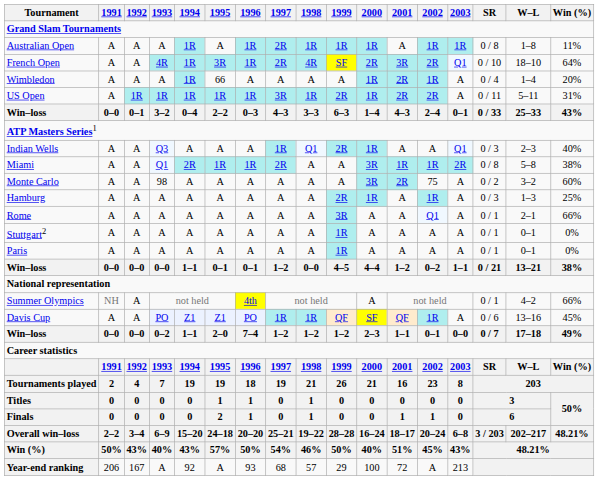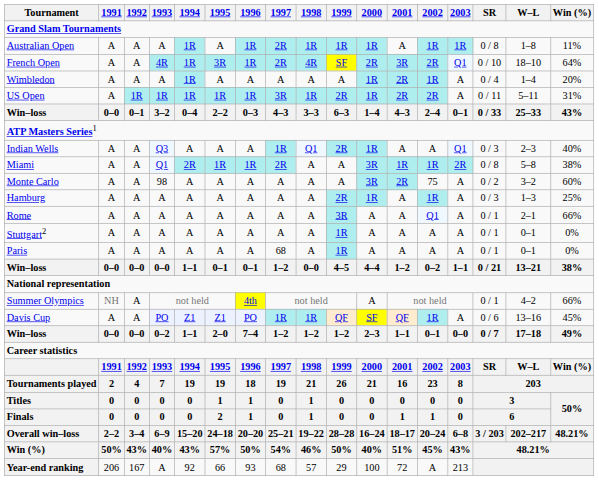(220, 78) 66 -> (220, 78) A
(281, 250) A -> (281, 250) 68
(220, 466) A -> (220, 466) 66
